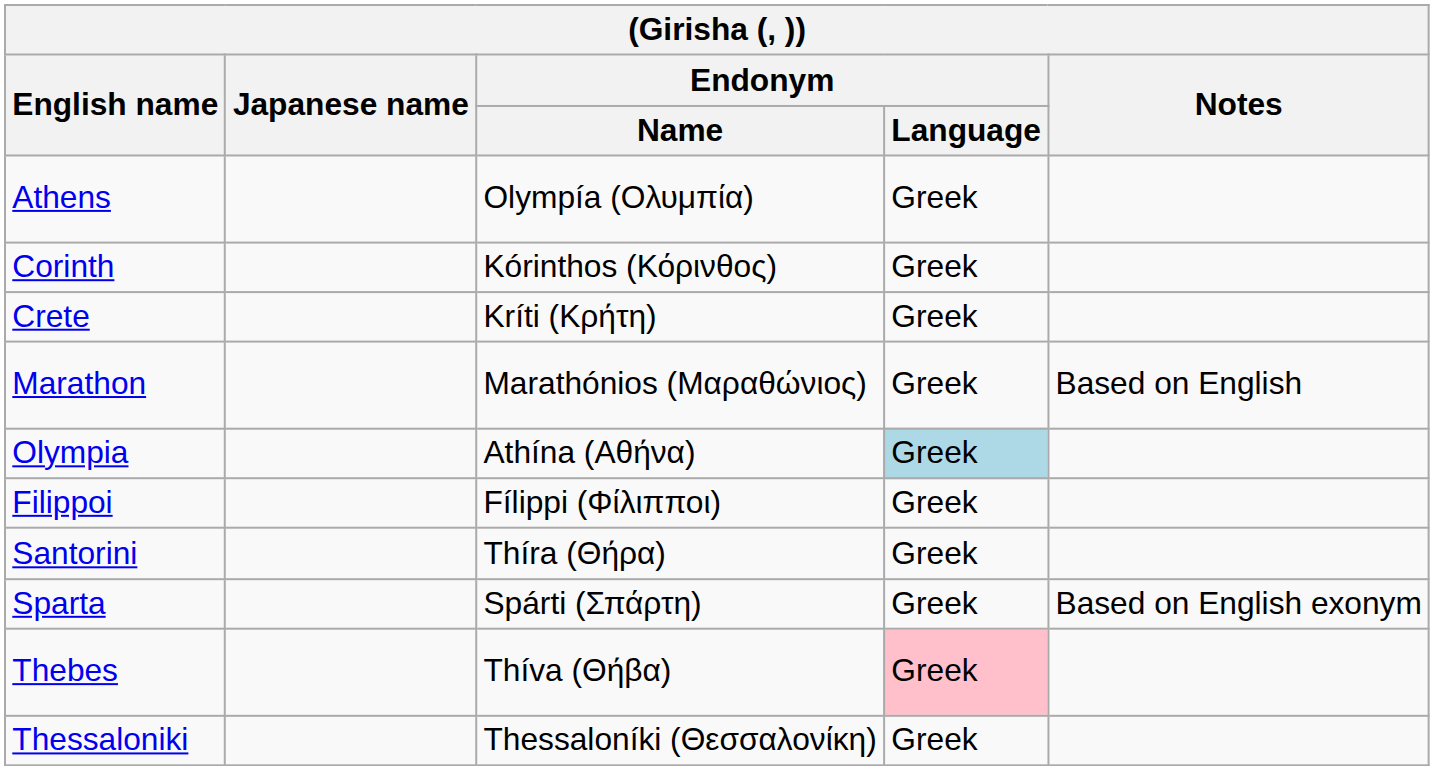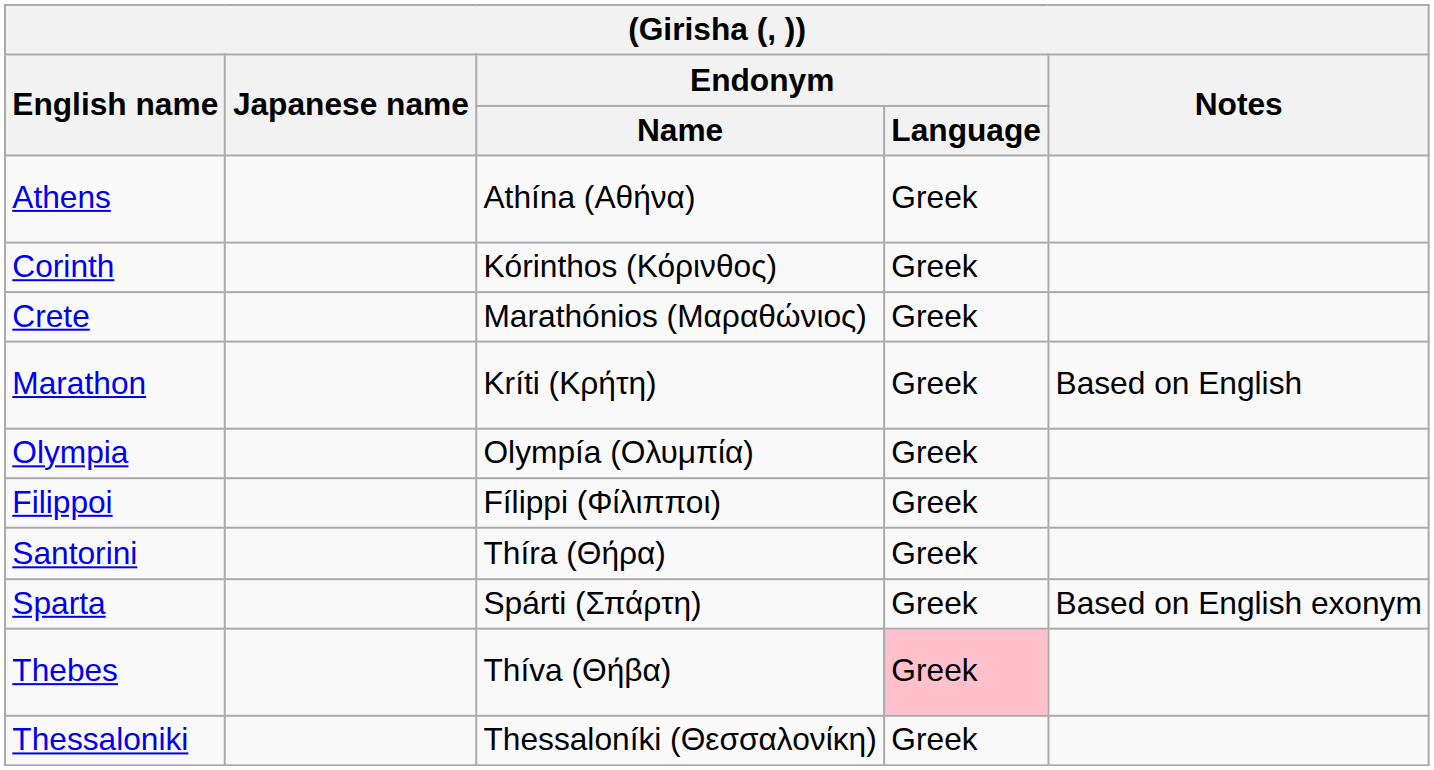(619, 198) Olympía (Ολυμπία) -> (589, 198) Athína (Αθήνα)
(570, 316) Kríti (Κρήτη) -> (675, 316) Marathónios (Μαραθώνιος)
(675, 384) Marathónios (Μαραθώνιος) -> (570, 384) Kríti (Κρήτη)
(589, 452) Athína (Αθήνα) -> (619, 452) Olympía (Ολυμπία)
(934, 452) lightblue background -> (934, 452) no background
